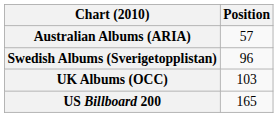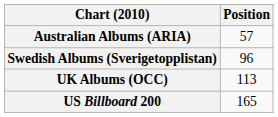(247, 79) 103 -> (247, 79) 113
